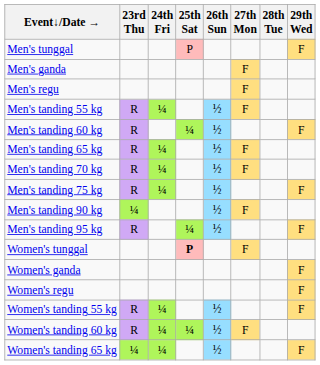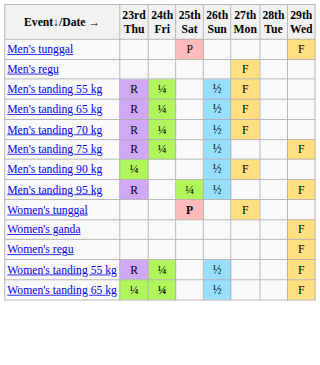- row: (37, 69)
- row: (55, 129)
- row: (62, 330)
(162, 350) normal -> (162, 290) bold
